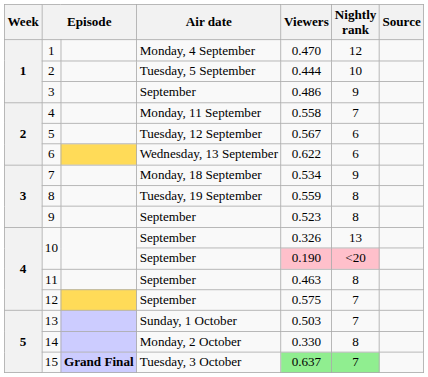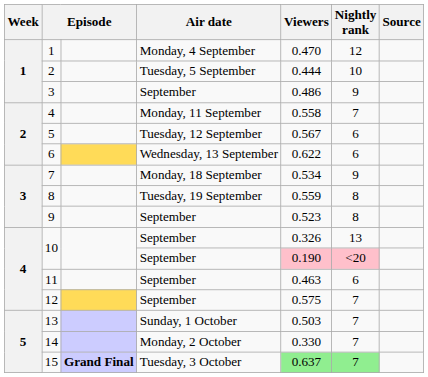(356, 279) 8 -> (356, 279) 6
(356, 341) 8 -> (356, 341) 7
